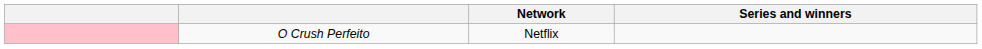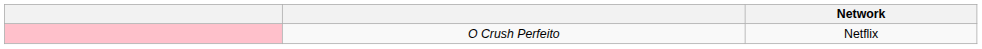- column: (795, 14)
